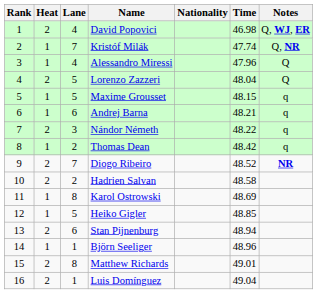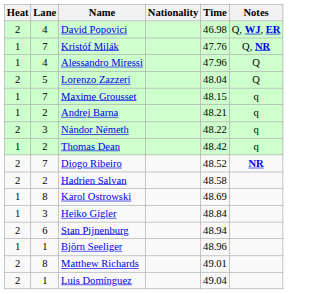- column: (19, 12)
(245, 46) 47.74 -> (215, 46) 47.76
(74, 96) 5 -> (45, 96) 7
(74, 113) 6 -> (45, 113) 2
(74, 213) 5 -> (45, 213) 3
(245, 213) 48.85 -> (215, 213) 48.84
